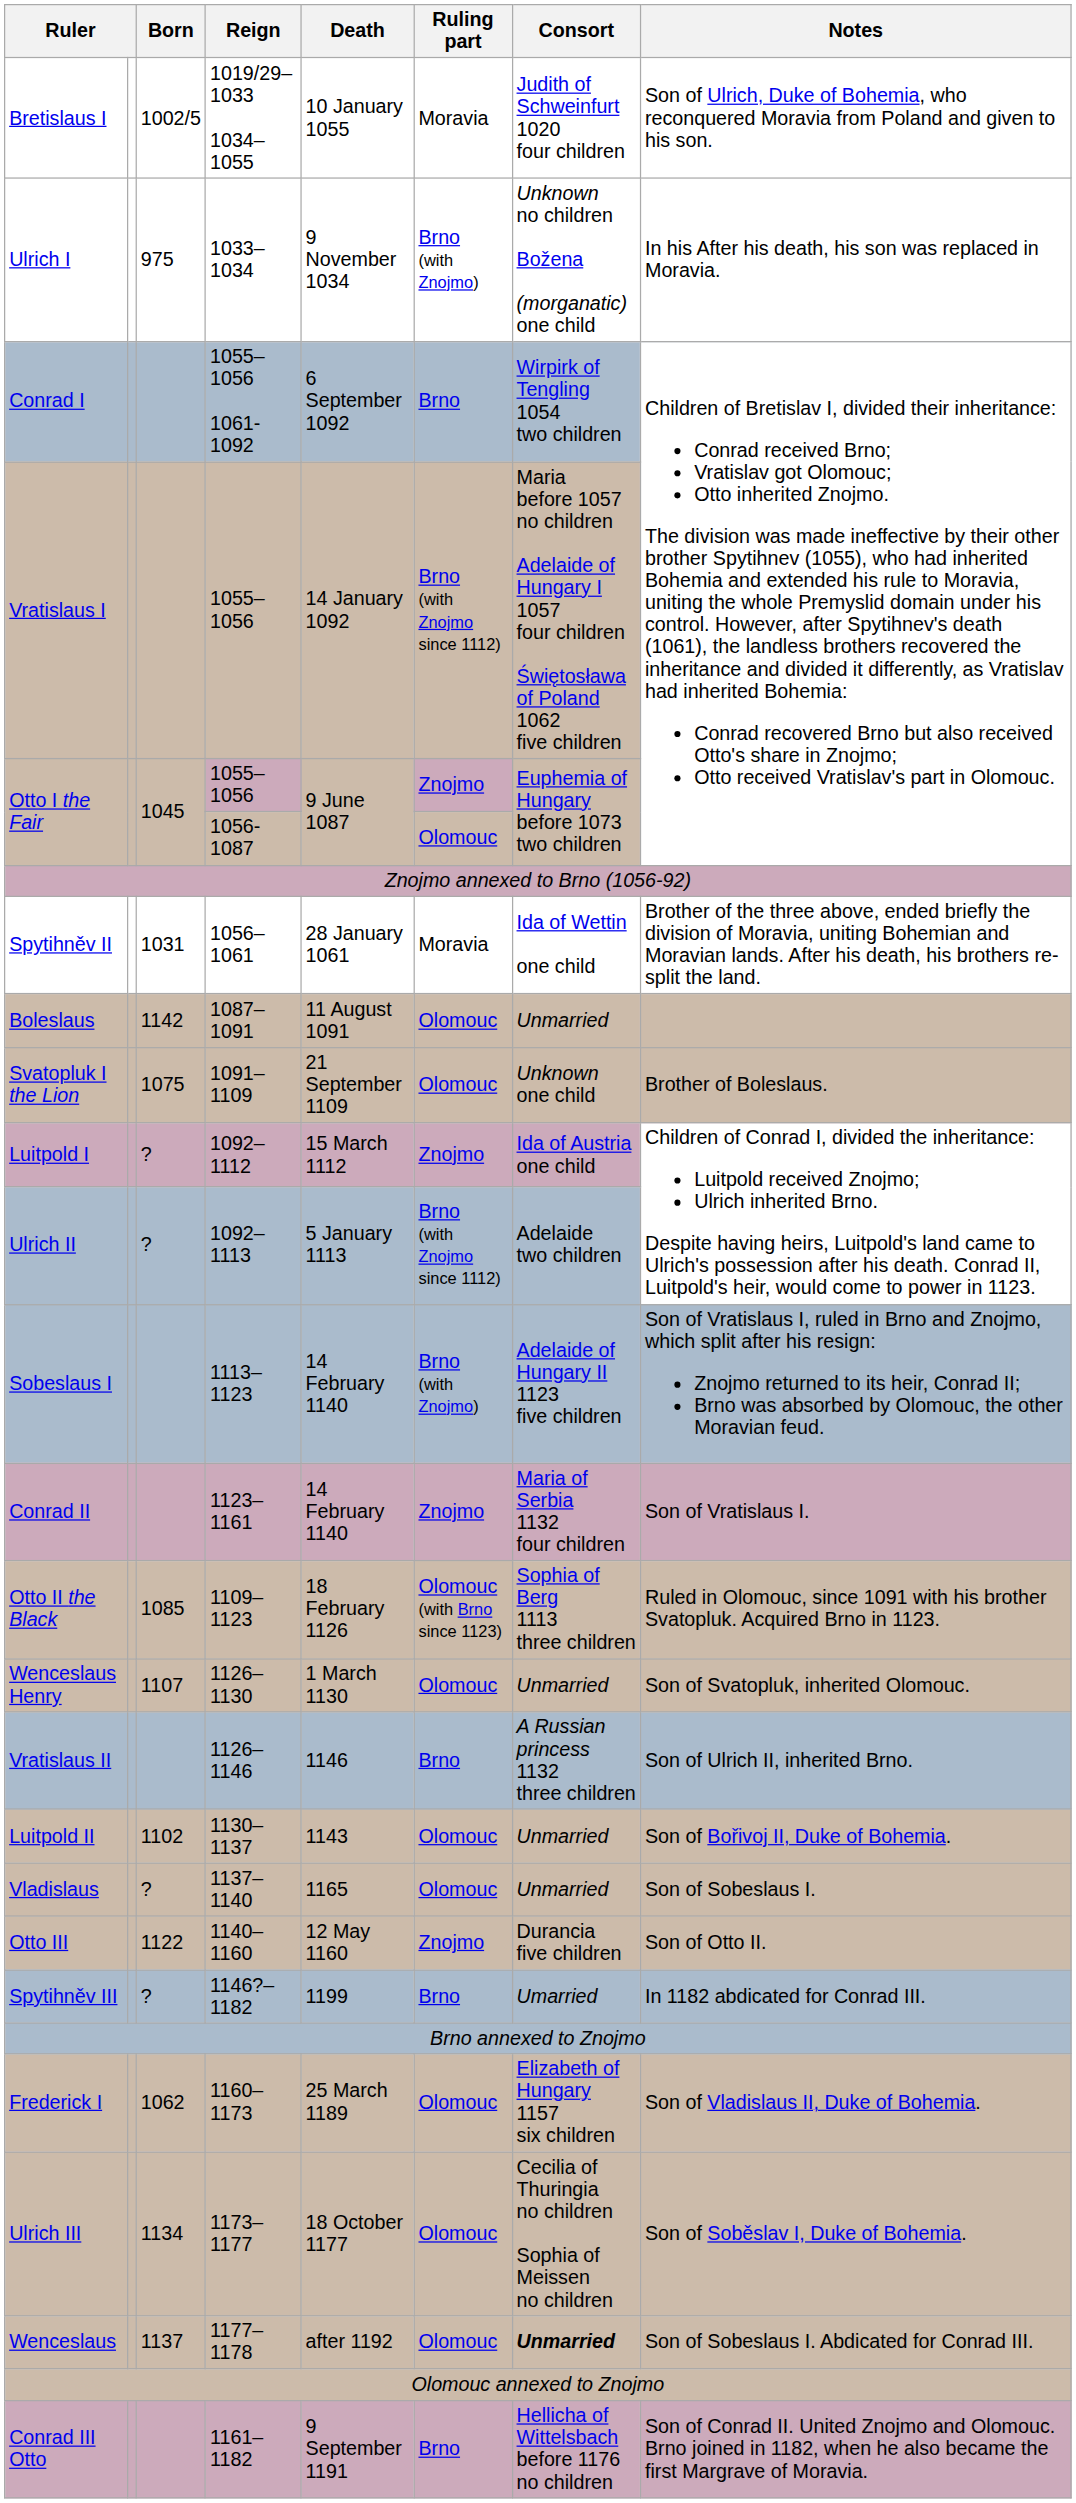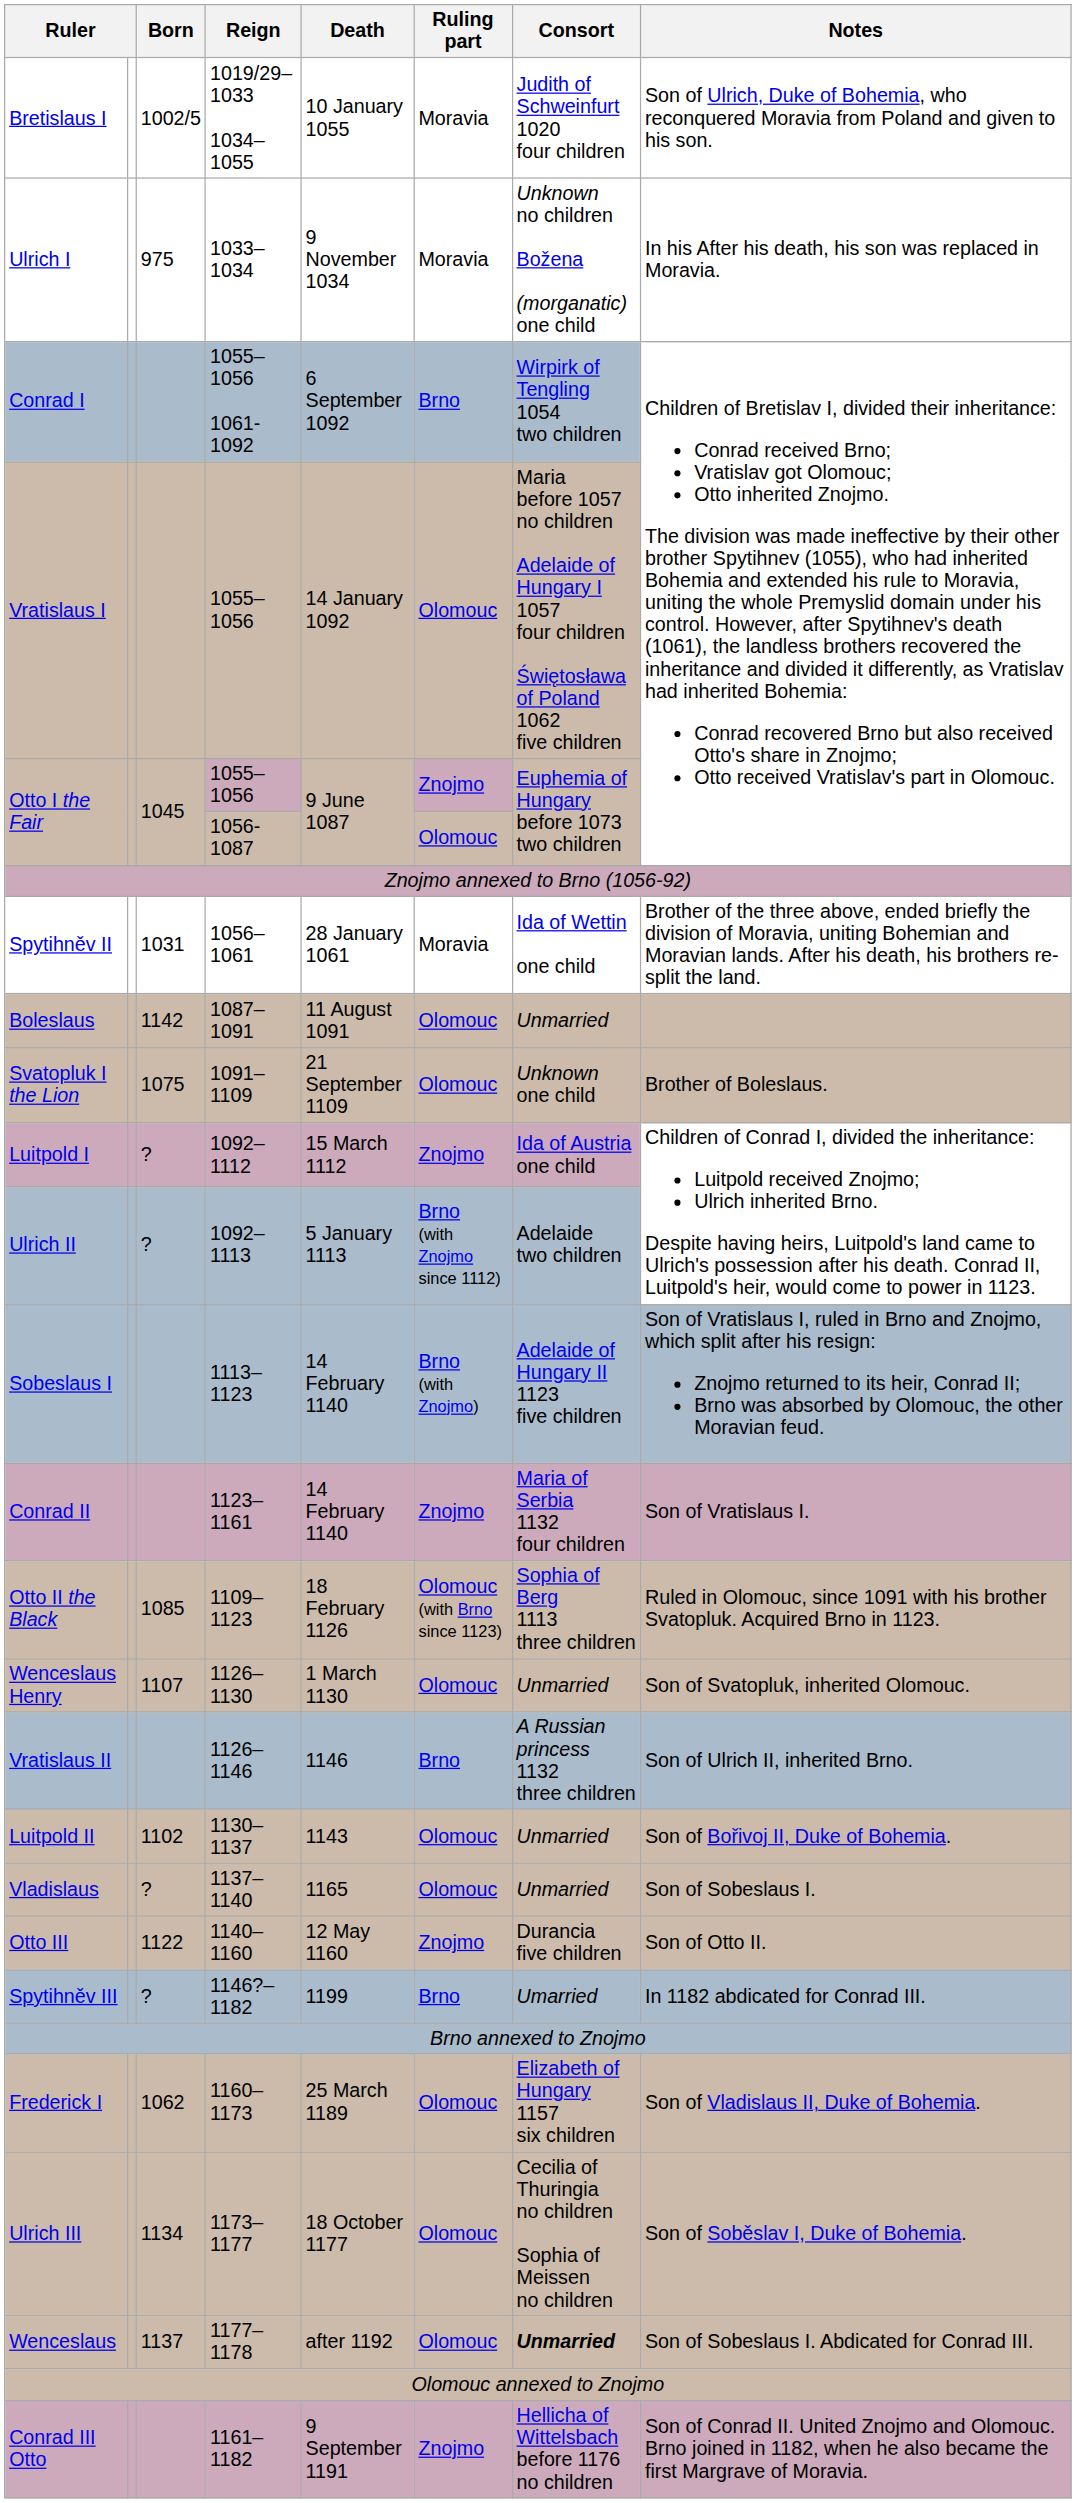(449, 259) Brno (with Znojmo) -> (453, 259) Moravia
(460, 609) Brno (with Znojmo since 1112) -> (458, 609) Olomouc
(439, 2449) Brno -> (451, 2449) Znojmo
